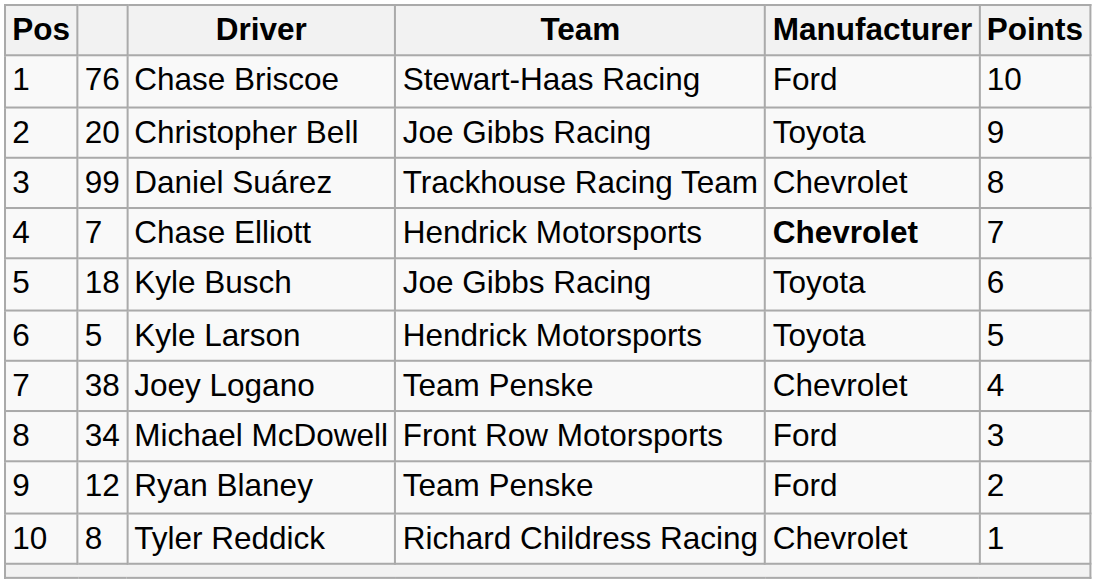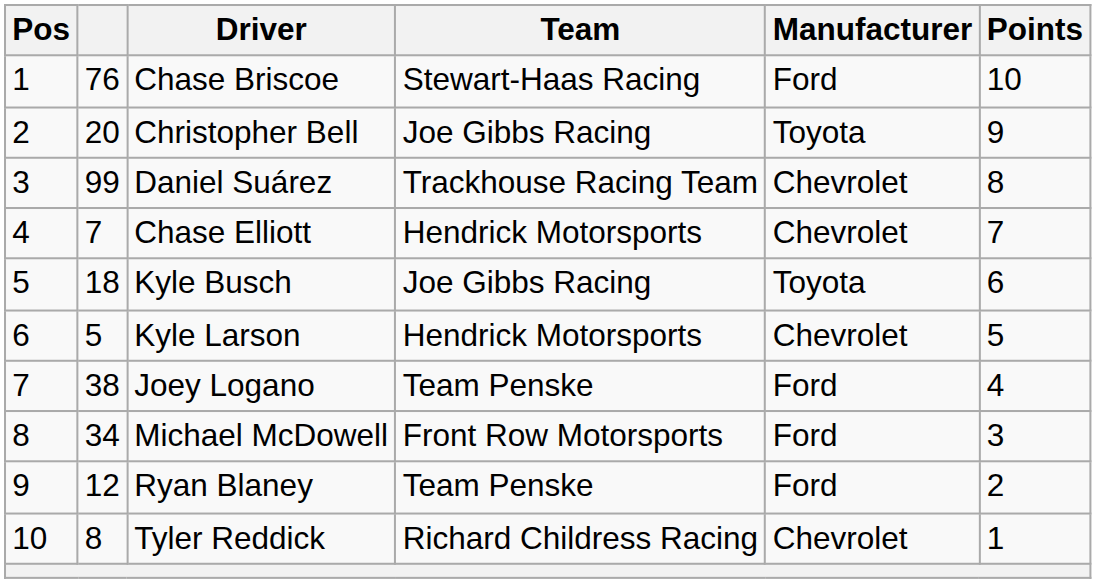(845, 232) bold -> (840, 232) normal
(819, 334) Toyota -> (840, 334) Chevrolet
(840, 384) Chevrolet -> (805, 384) Ford
